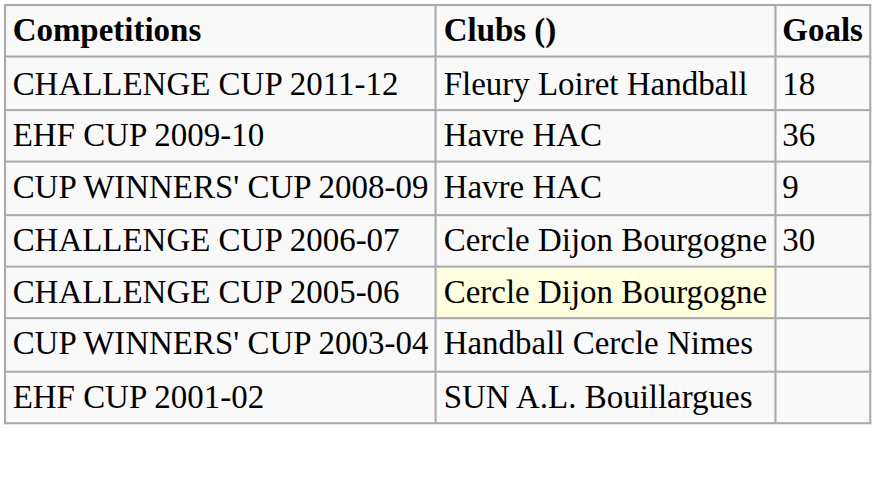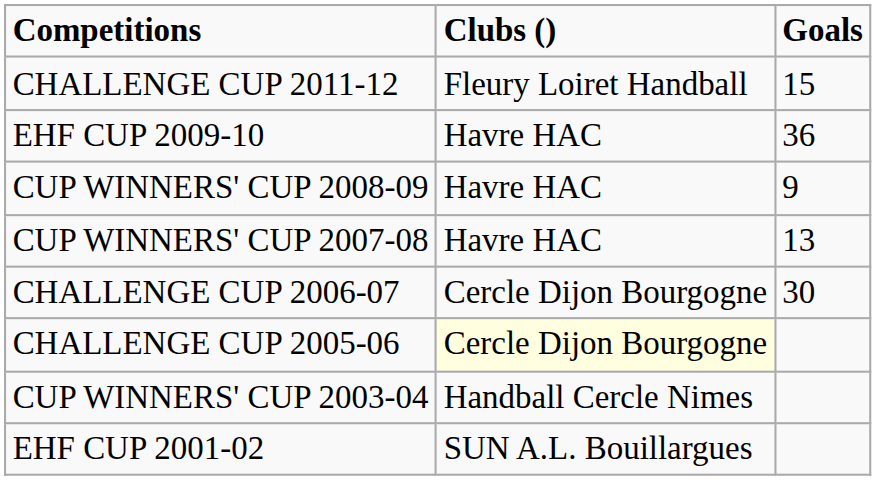(799, 82) 18 -> (799, 82) 15
+ row: (221, 239)
